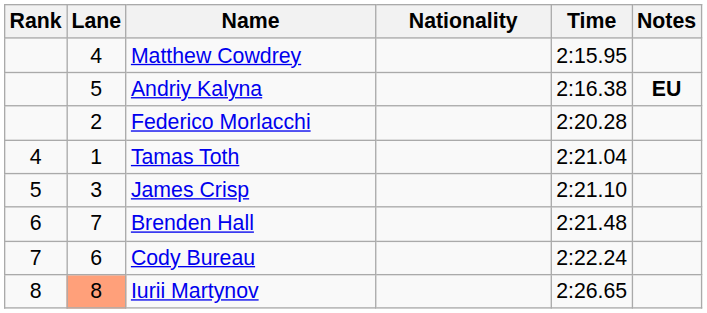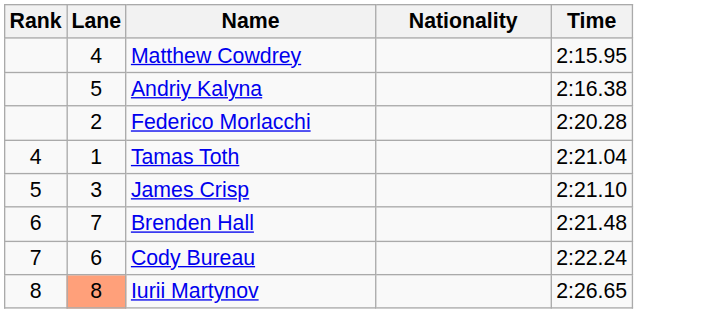- column: (667, 21)
